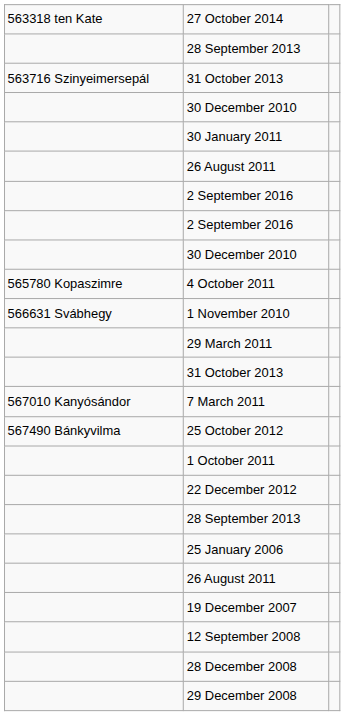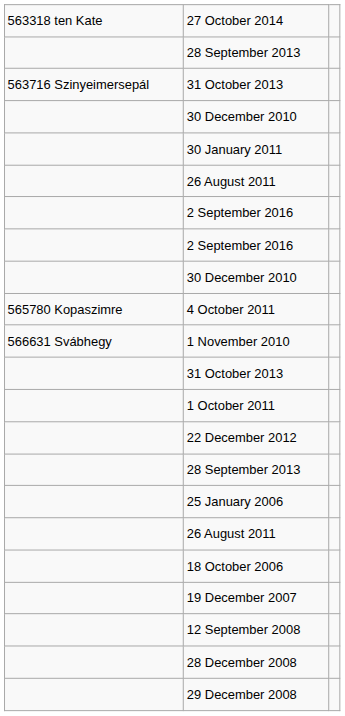- row: (94, 343)
- row: (69, 402)
- row: (64, 431)
+ row: (94, 566)
